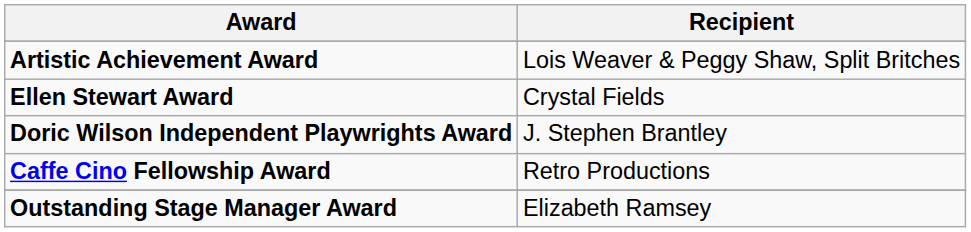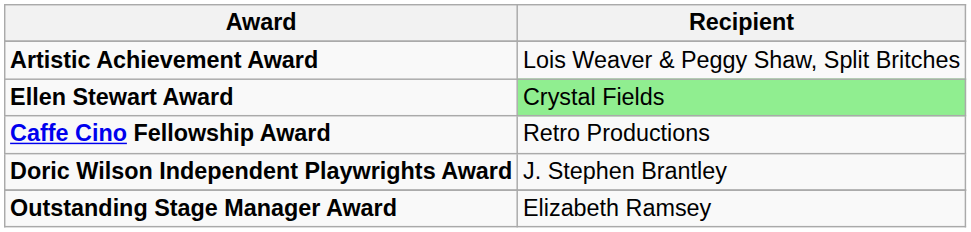(594, 97) no background -> (594, 97) lightgreen background
rows swapped: (261, 134) <-> (170, 171)
